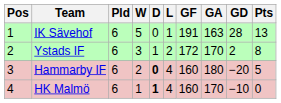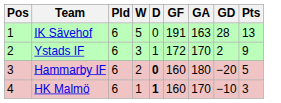- column: (170, 13)
(258, 51) 8 -> (245, 51) 9
(258, 88) 0 -> (245, 88) 3
